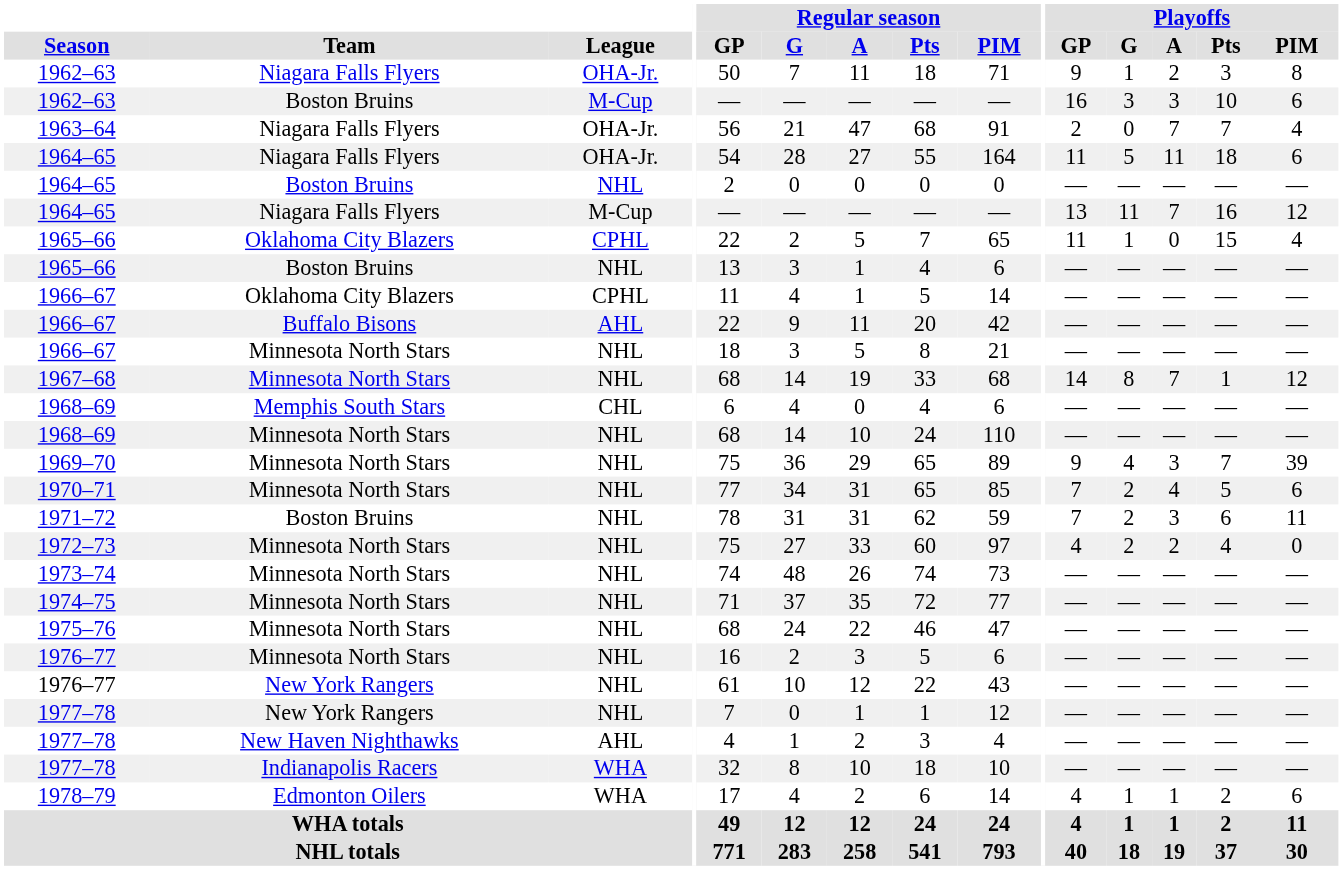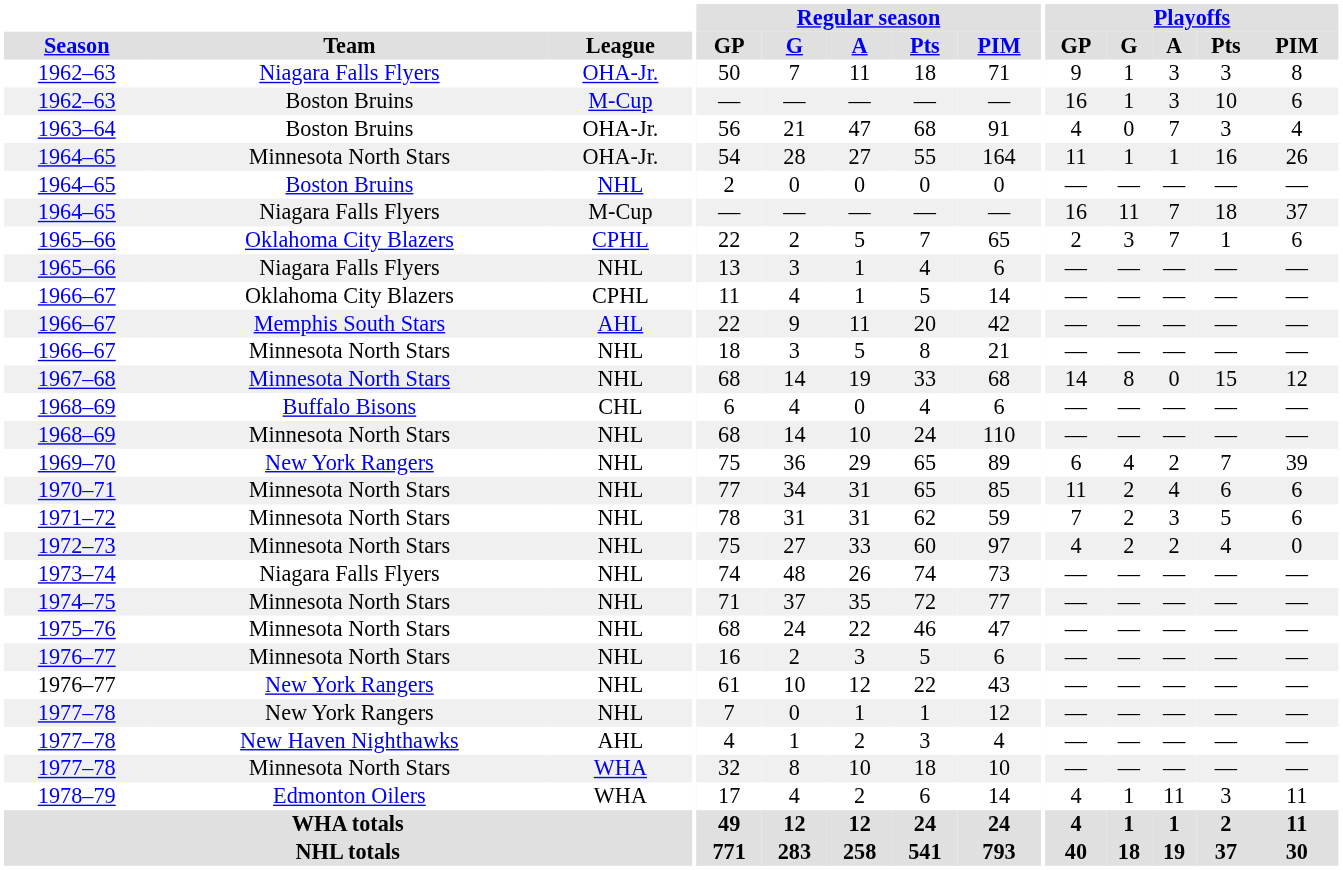(1174, 73) 2 -> (1174, 73) 3
(1129, 101) 3 -> (1129, 101) 1
(349, 128) Niagara Falls Flyers -> (349, 128) Boston Bruins
(1076, 128) 2 -> (1076, 128) 4
(1226, 128) 7 -> (1226, 128) 3
(349, 156) Niagara Falls Flyers -> (349, 156) Minnesota North Stars
(1129, 156) 5 -> (1129, 156) 1
(1174, 156) 11 -> (1174, 156) 1
(1226, 156) 18 -> (1226, 156) 16
(1297, 156) 6 -> (1297, 156) 26
(1076, 212) 13 -> (1076, 212) 16
(1226, 212) 16 -> (1226, 212) 18
(1297, 212) 12 -> (1297, 212) 37
(1076, 240) 11 -> (1076, 240) 2
(1129, 240) 1 -> (1129, 240) 3
(1174, 240) 0 -> (1174, 240) 7
(1226, 240) 15 -> (1226, 240) 1
(1297, 240) 4 -> (1297, 240) 6
(349, 267) Boston Bruins -> (349, 267) Niagara Falls Flyers
(349, 323) Buffalo Bisons -> (349, 323) Memphis South Stars
(1174, 379) 7 -> (1174, 379) 0
(1226, 379) 1 -> (1226, 379) 15
(349, 406) Memphis South Stars -> (349, 406) Buffalo Bisons
(349, 462) Minnesota North Stars -> (349, 462) New York Rangers
(1076, 462) 9 -> (1076, 462) 6
(1174, 462) 3 -> (1174, 462) 2
(1076, 490) 7 -> (1076, 490) 11
(1226, 490) 5 -> (1226, 490) 6
(349, 518) Boston Bruins -> (349, 518) Minnesota North Stars
(1226, 518) 6 -> (1226, 518) 5
(1297, 518) 11 -> (1297, 518) 6
(349, 573) Minnesota North Stars -> (349, 573) Niagara Falls Flyers
(349, 768) Indianapolis Racers -> (349, 768) Minnesota North Stars
(1174, 796) 1 -> (1174, 796) 11
(1226, 796) 2 -> (1226, 796) 3
(1297, 796) 6 -> (1297, 796) 11
